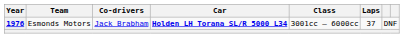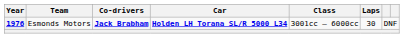(121, 23) normal -> (121, 23) bold
(371, 23) 37 -> (371, 23) 30
